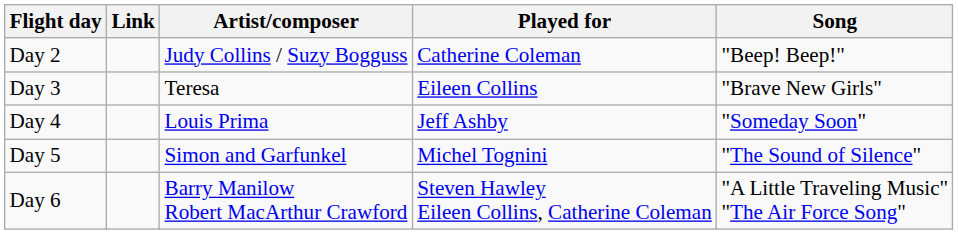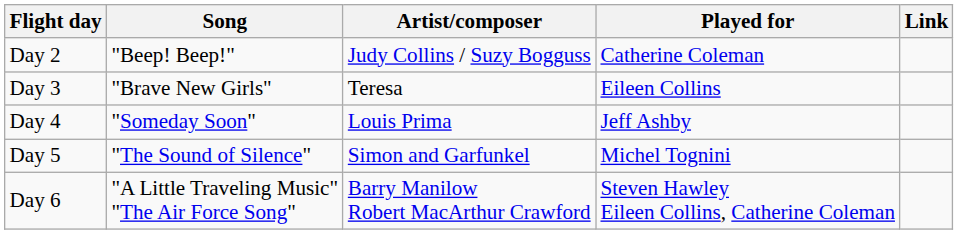columns swapped: (835, 21) <-> (133, 21)
